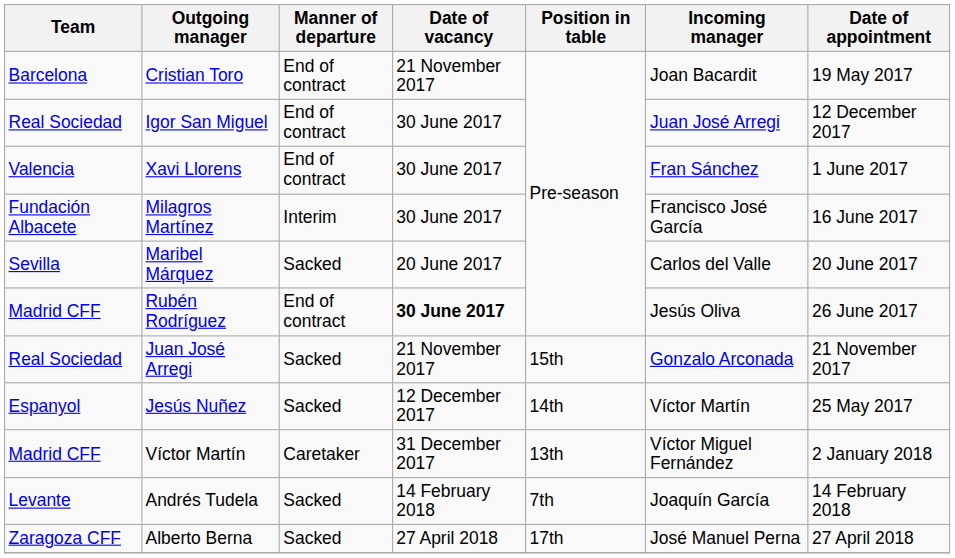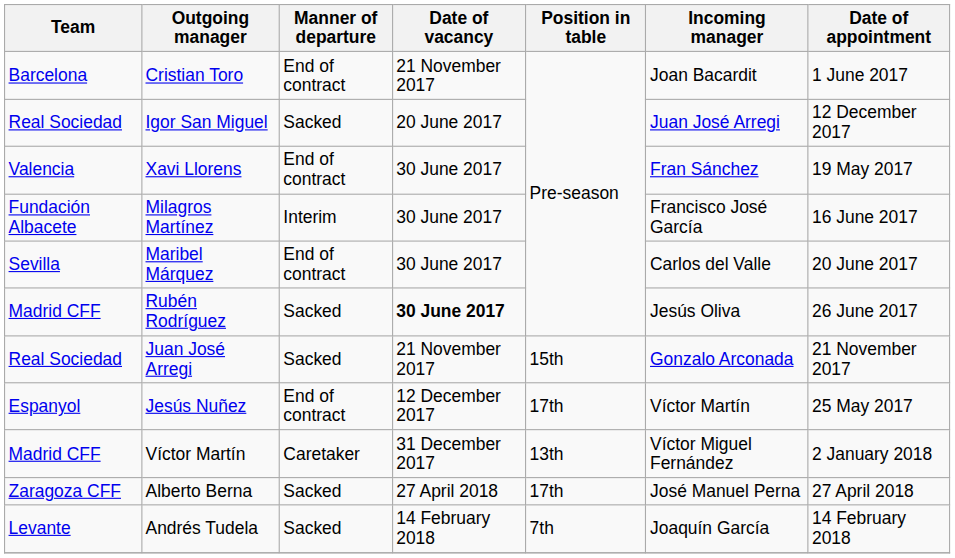(862, 75) 19 May 2017 -> (860, 75) 1 June 2017
(314, 122) End of contract -> (312, 122) Sacked
(449, 122) 30 June 2017 -> (449, 122) 20 June 2017
(860, 169) 1 June 2017 -> (862, 169) 19 May 2017
(312, 264) Sacked -> (314, 264) End of contract
(449, 264) 20 June 2017 -> (449, 264) 30 June 2017
(314, 311) End of contract -> (312, 311) Sacked
(312, 406) Sacked -> (314, 406) End of contract
(547, 406) 14th -> (547, 406) 17th
rows swapped: (202, 500) <-> (199, 538)
